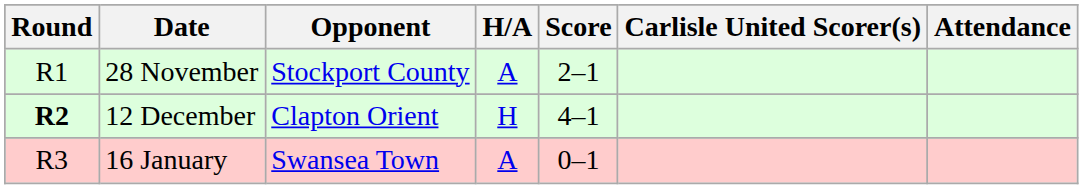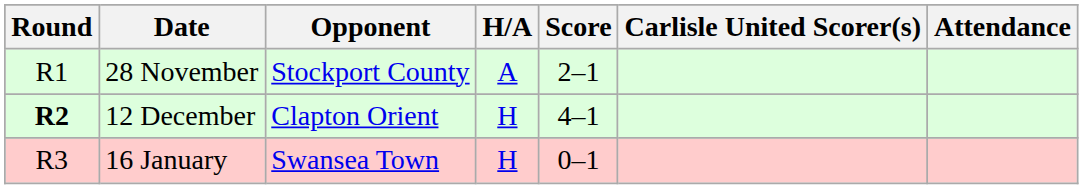(507, 159) A -> (507, 159) H
